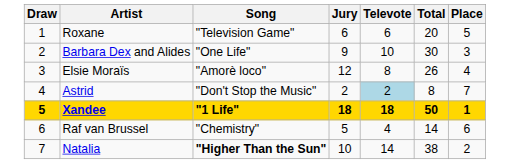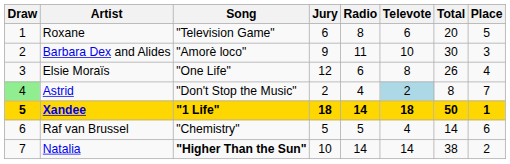+ column: (360, 14)
(223, 52) "One Life" -> (211, 52) "Amorè loco"
(231, 71) "Amorè loco" -> (203, 71) "One Life"
(42, 91) no background -> (22, 91) lightgreen background
